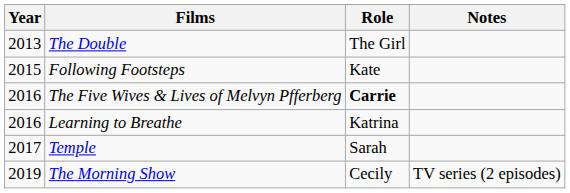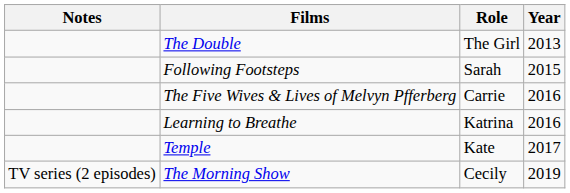columns swapped: (25, 17) <-> (487, 17)
(365, 69) Kate -> (483, 69) Sarah
(373, 95) bold -> (484, 95) normal
(368, 148) Sarah -> (479, 148) Kate
